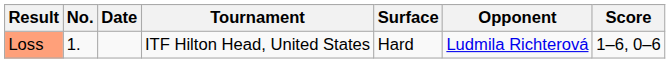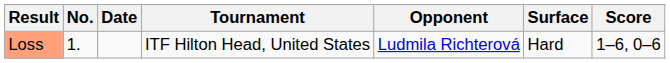columns swapped: (408, 17) <-> (517, 17)
